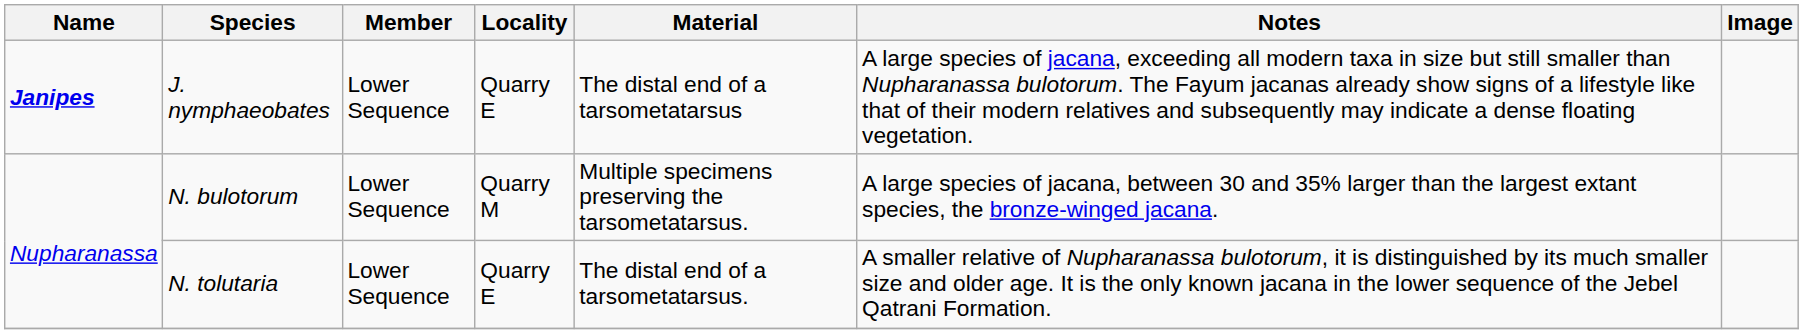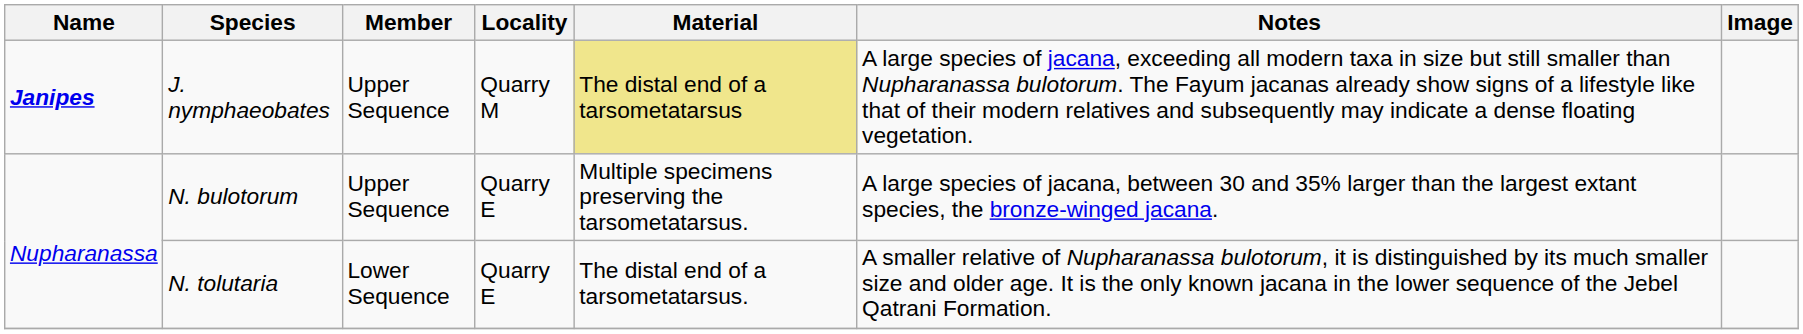(399, 96) Lower Sequence -> (399, 96) Upper Sequence
(515, 96) Quarry E -> (515, 96) Quarry M
(673, 96) no background -> (673, 96) khaki background
(399, 196) Lower Sequence -> (399, 196) Upper Sequence
(515, 196) Quarry M -> (515, 196) Quarry E
